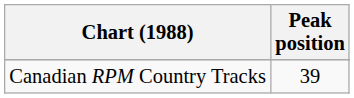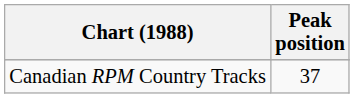(310, 76) 39 -> (310, 76) 37
